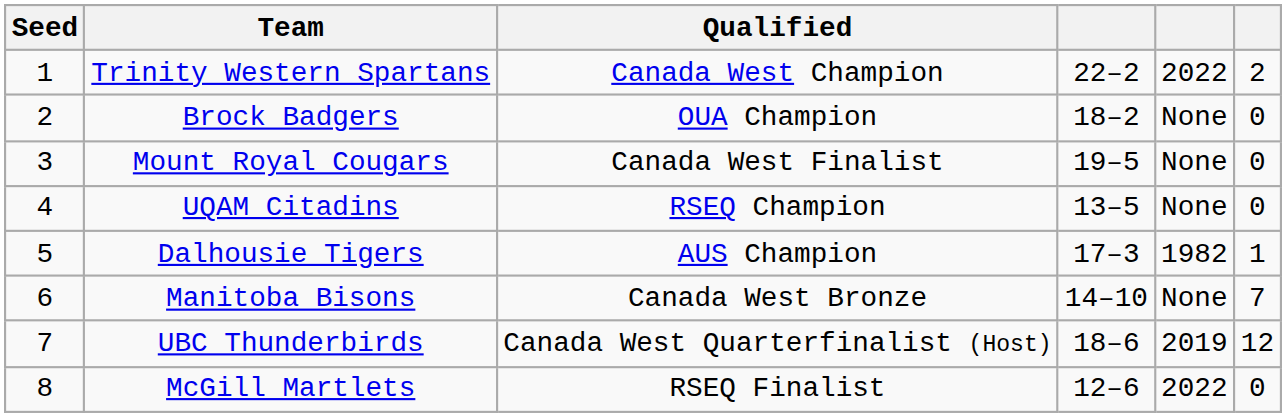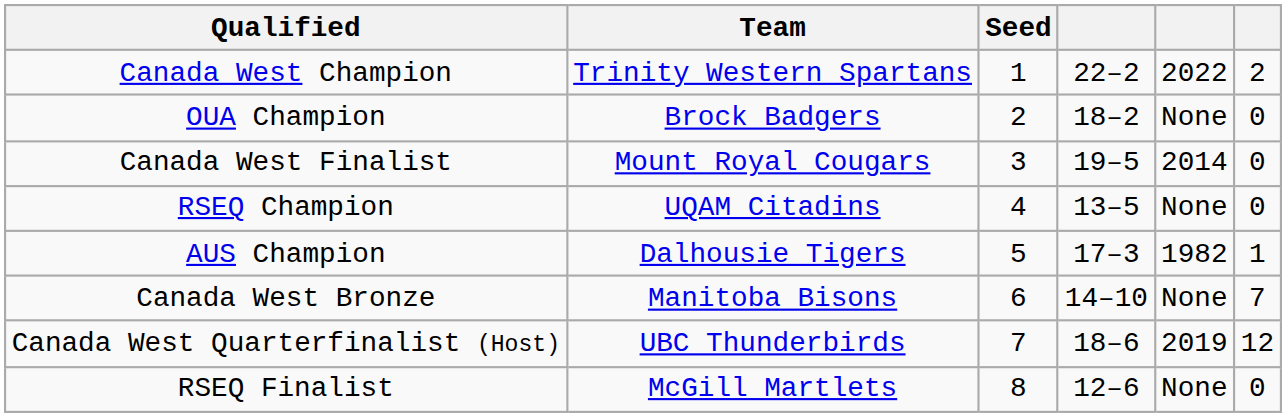columns swapped: (45, 28) <-> (777, 28)
(1194, 163) None -> (1194, 163) 2014
(1194, 389) 2022 -> (1194, 389) None
